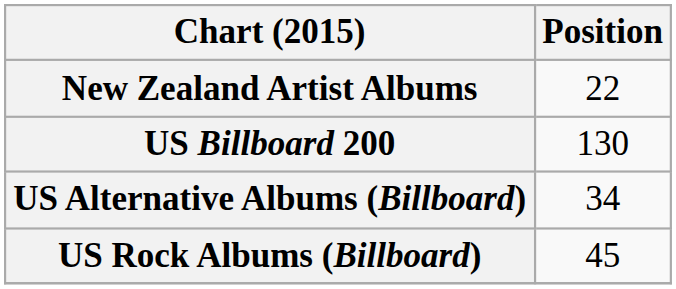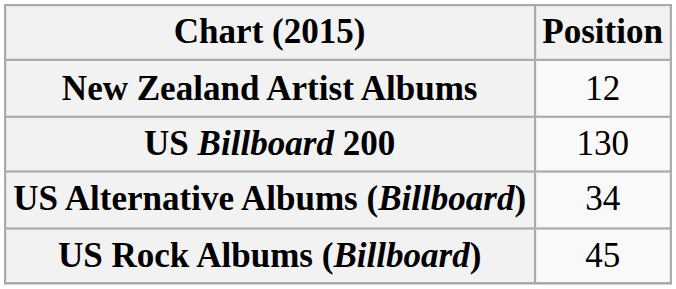(603, 87) 22 -> (603, 87) 12
